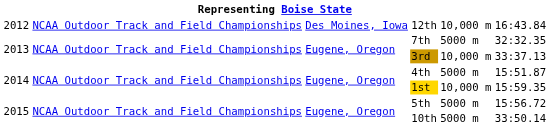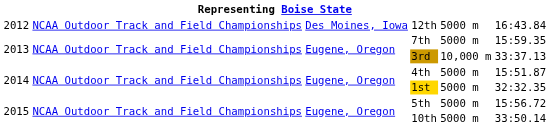(466, 25) 10,000 m -> (459, 25) 5000 m
(520, 41) 32:32.35 -> (520, 41) 15:59.35
(466, 88) 10,000 m -> (459, 88) 5000 m
(520, 88) 15:59.35 -> (520, 88) 32:32.35
